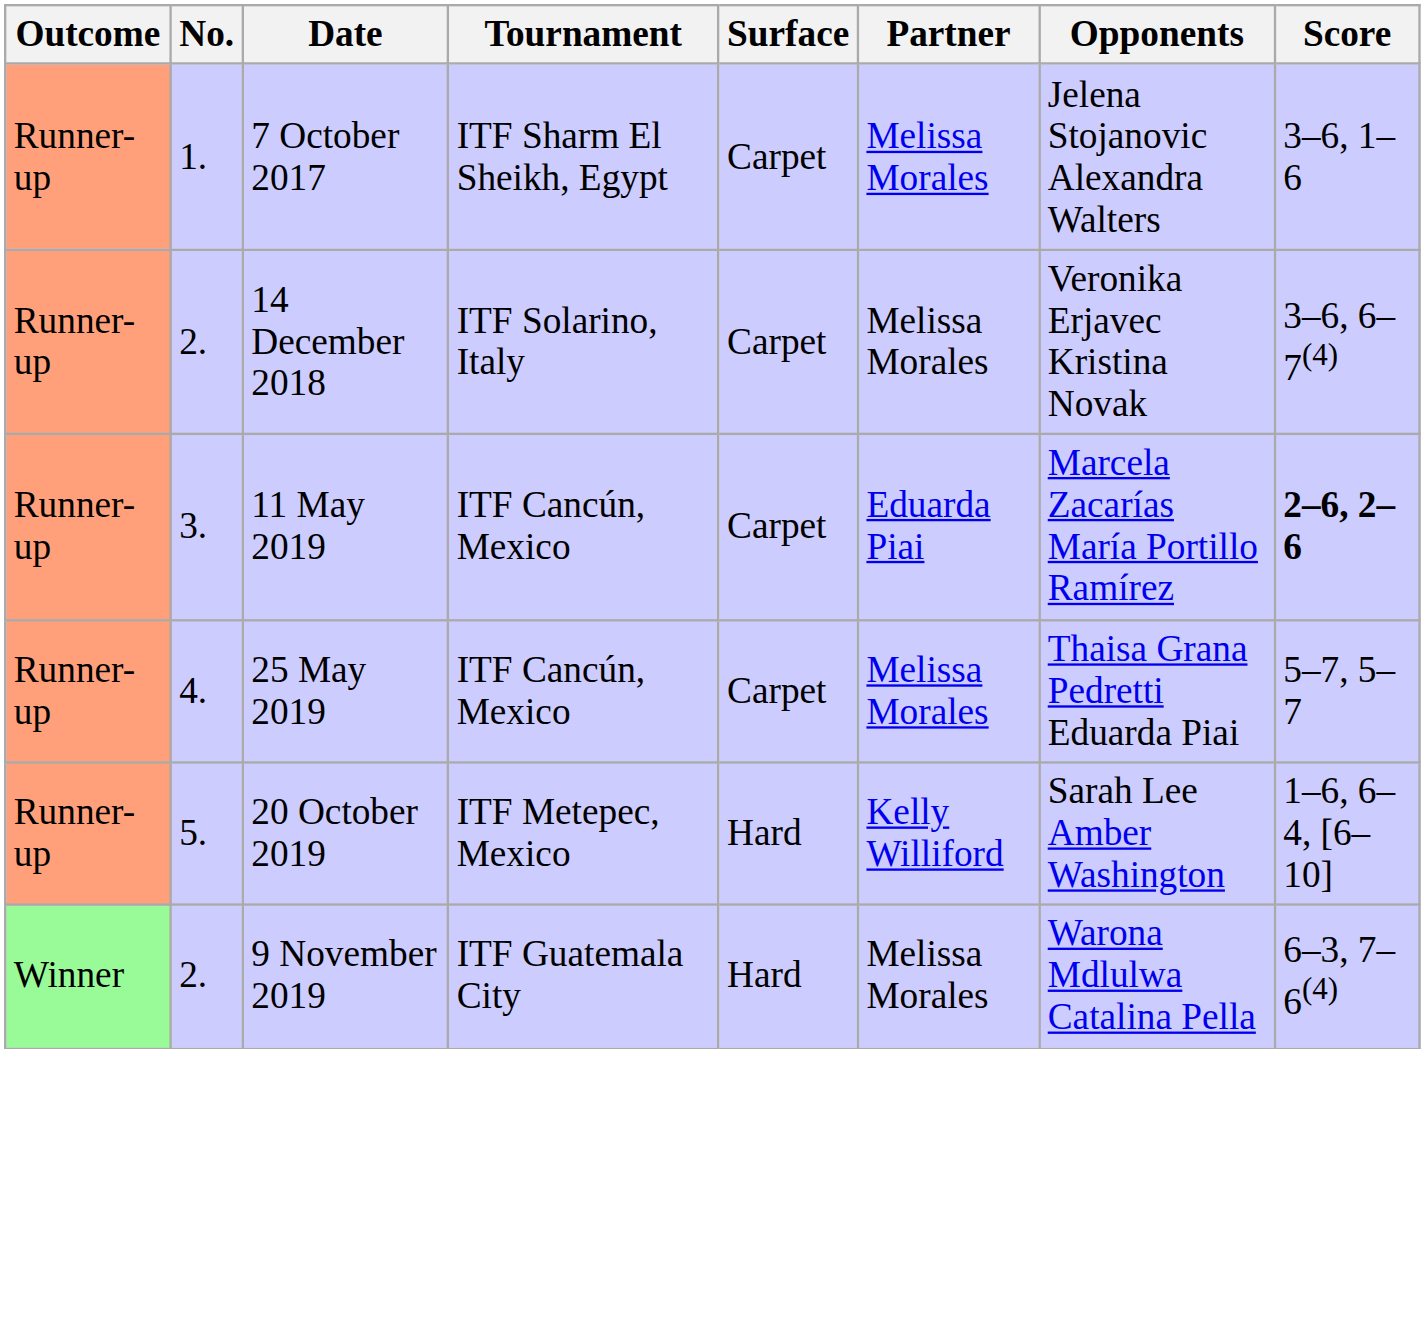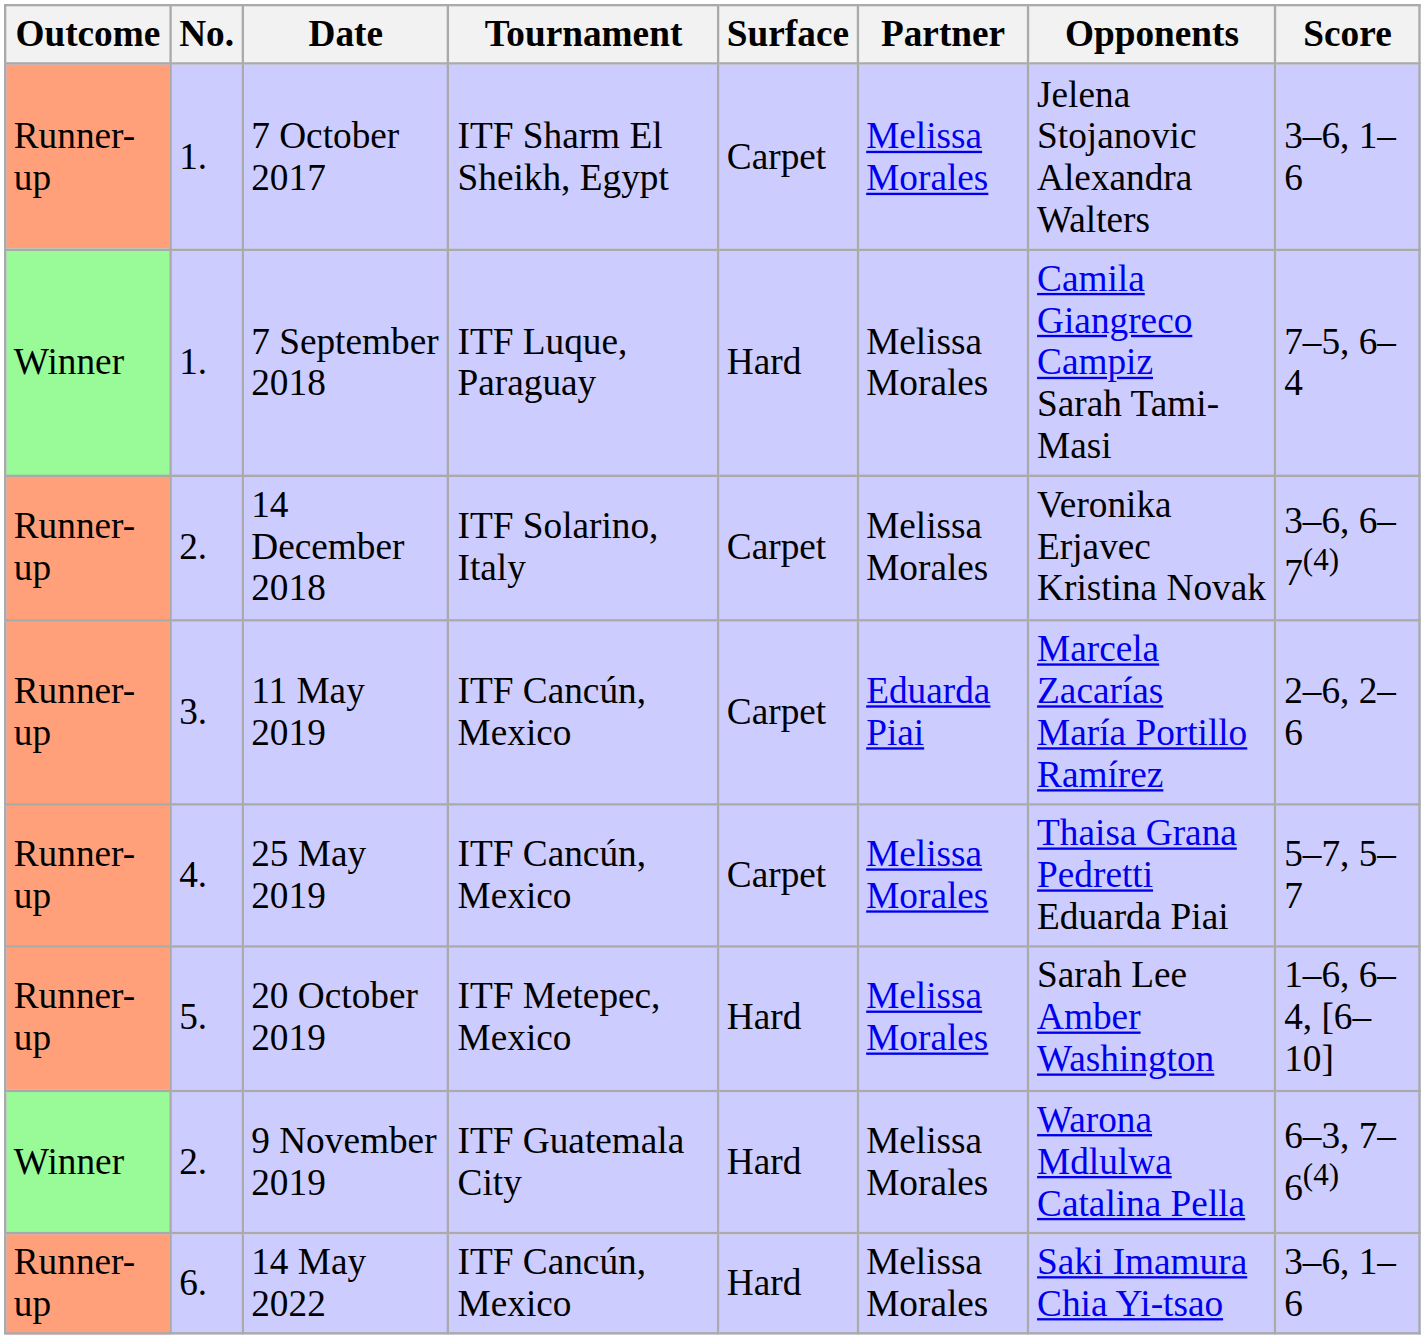+ row: (345, 362)
(1339, 525) bold -> (1340, 710) normal
(935, 832) Kelly Williford -> (927, 1017) Melissa Morales
+ row: (309, 1282)
